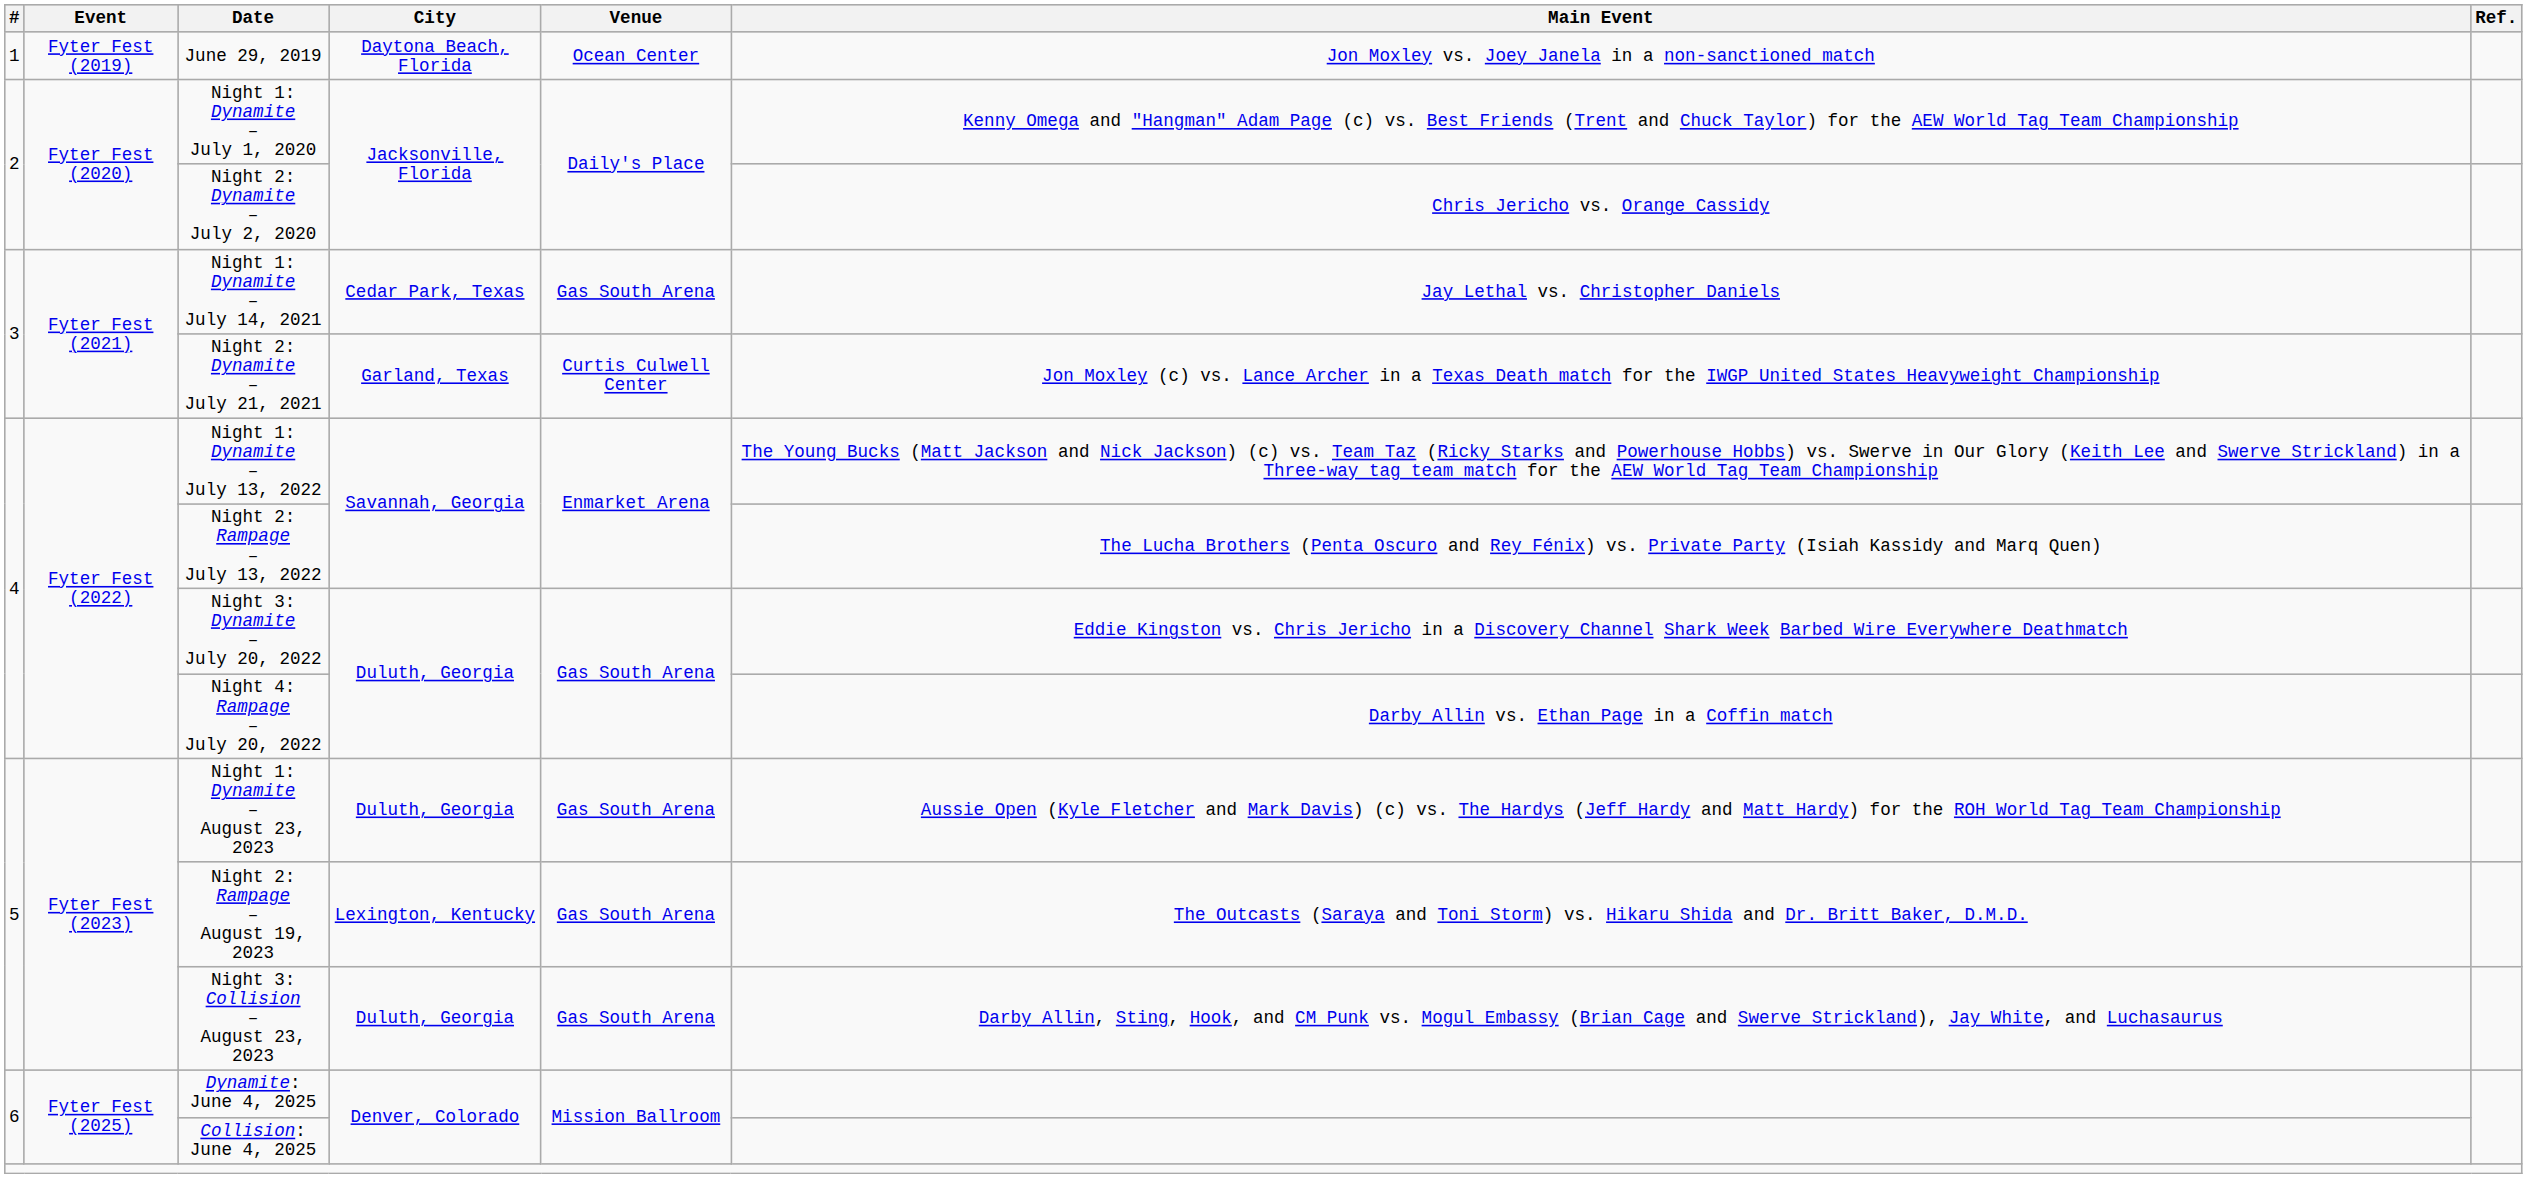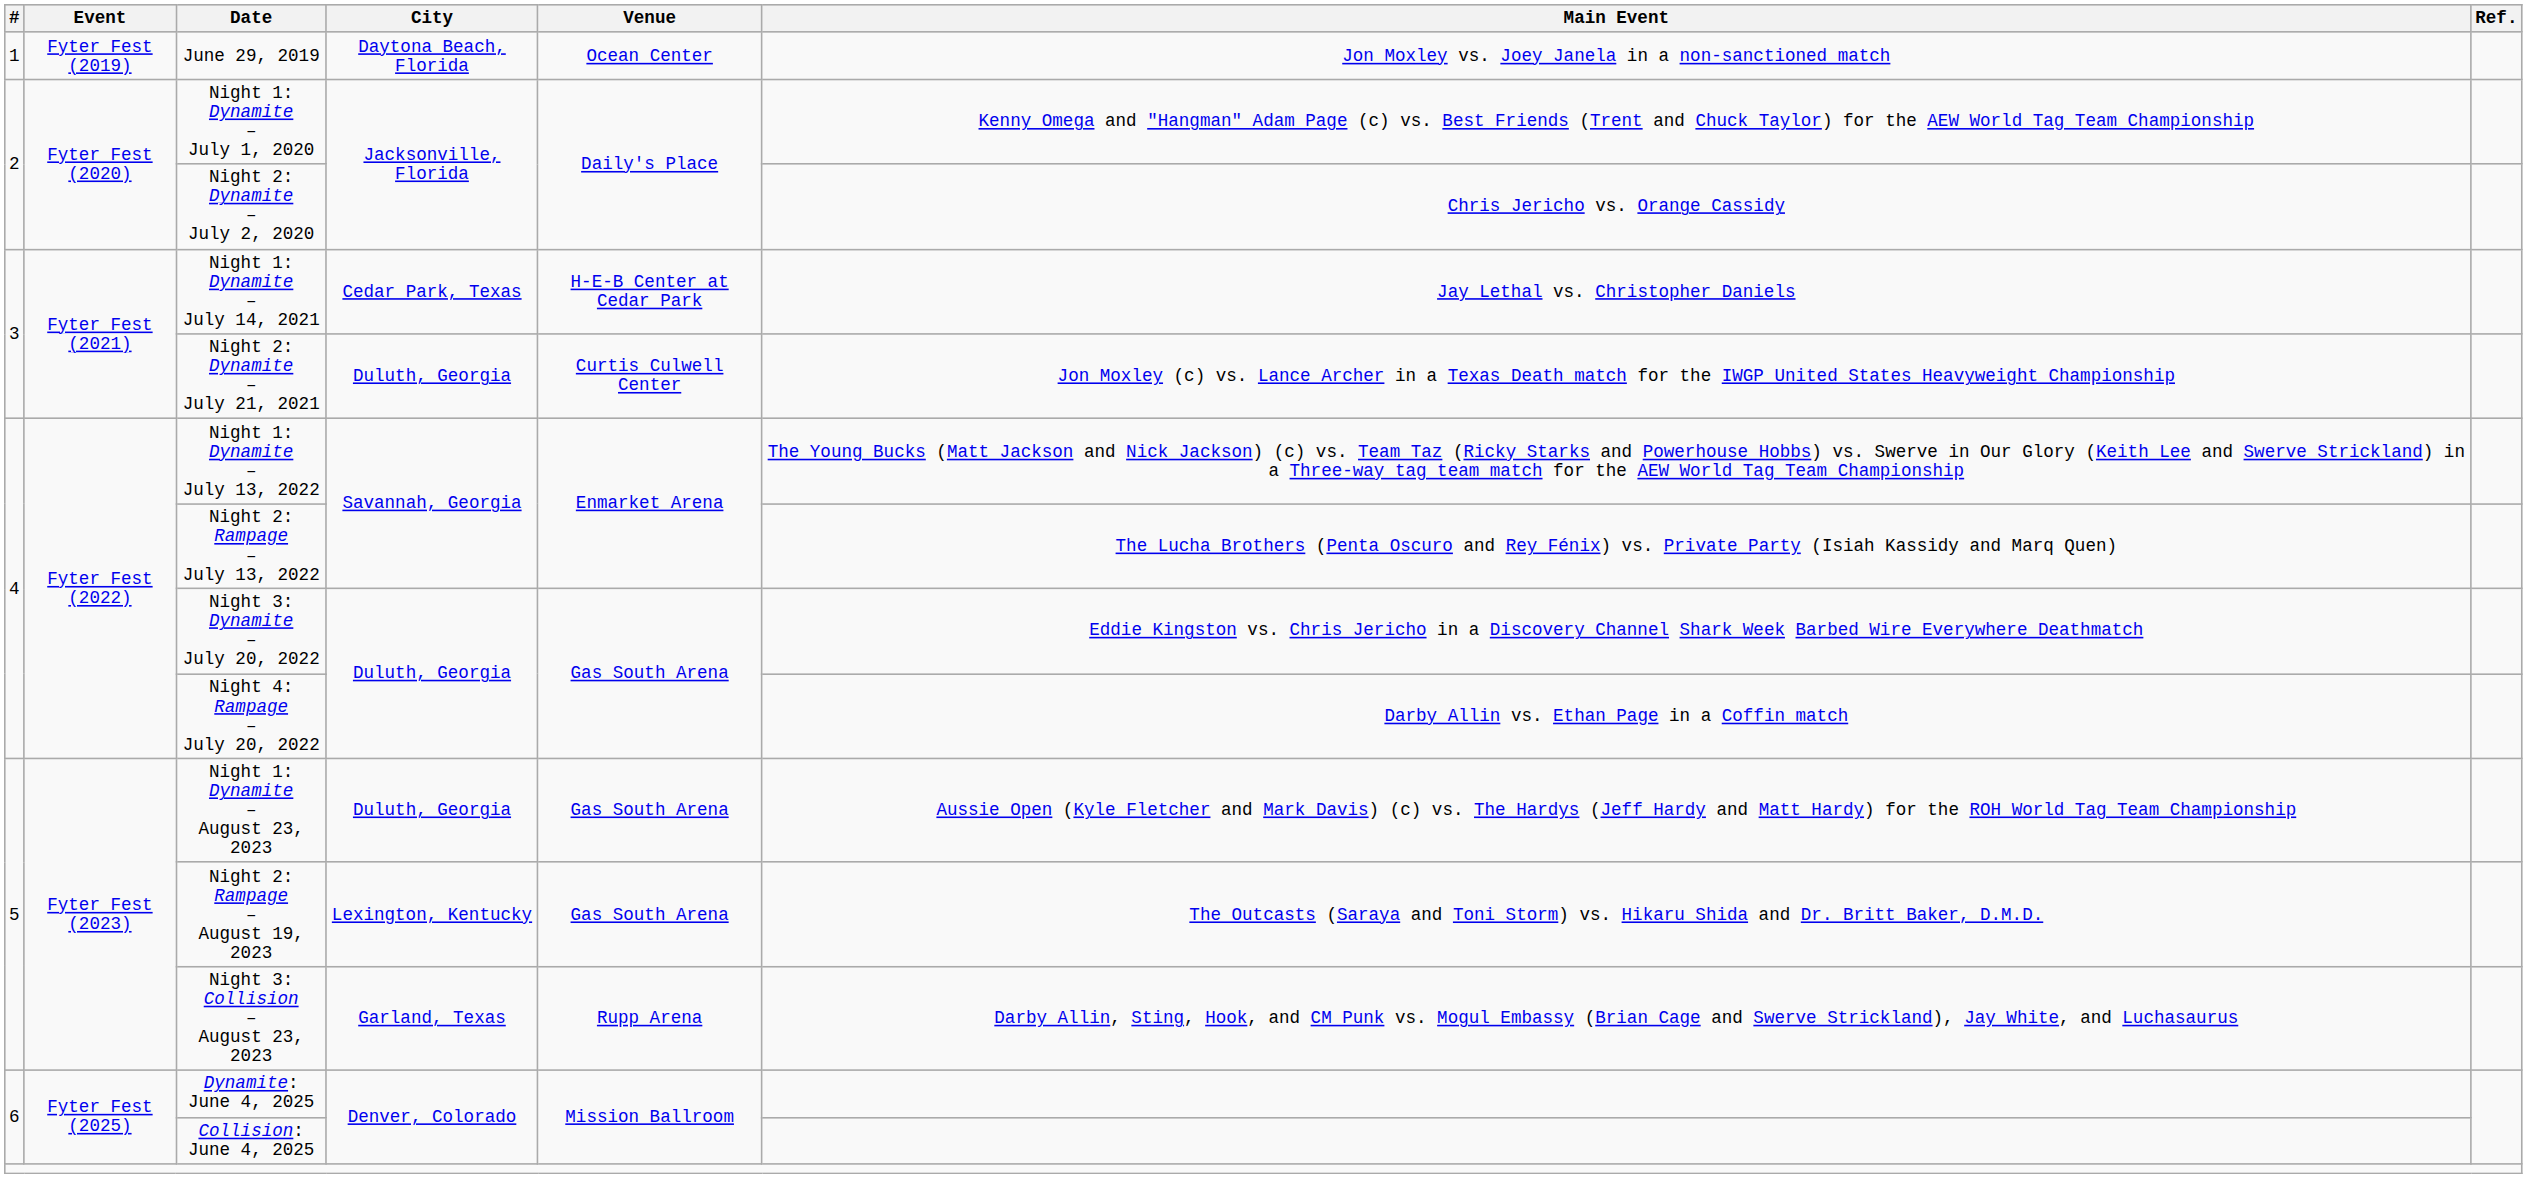(636, 292) Gas South Arena -> (650, 292) H-E-B Center at Cedar Park
(435, 376) Garland, Texas -> (432, 376) Duluth, Georgia
(435, 1019) Duluth, Georgia -> (432, 1019) Garland, Texas
(636, 1019) Gas South Arena -> (650, 1019) Rupp Arena
